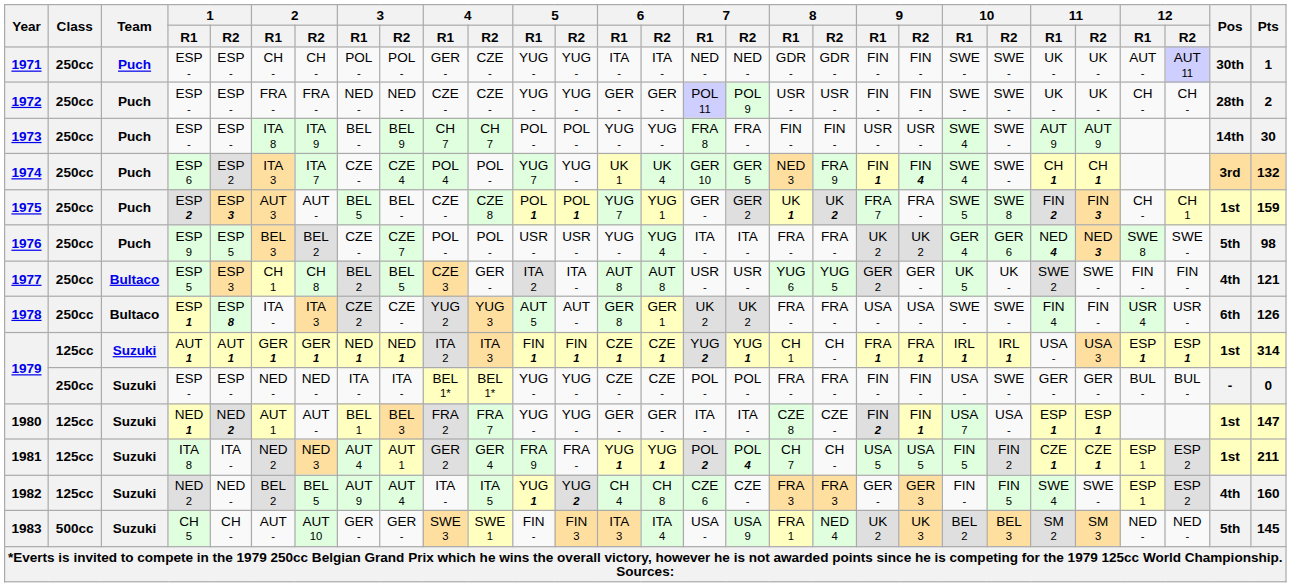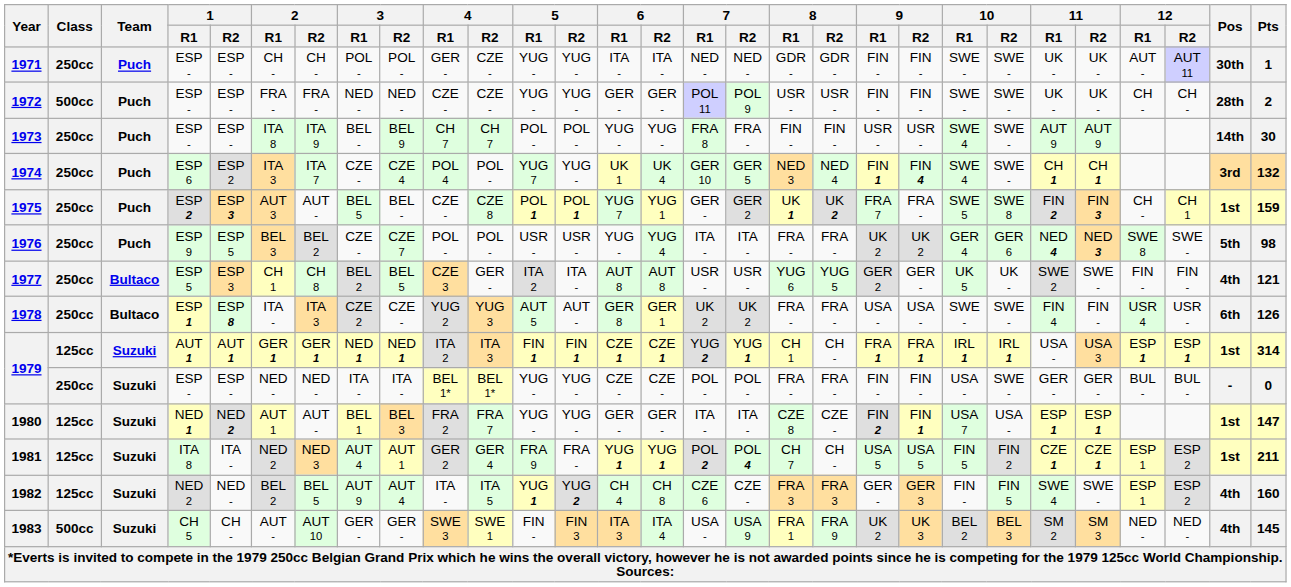(75, 101) 250cc -> (75, 101) 500cc
(835, 172) FRA 9 -> (835, 172) NED 4
(835, 528) NED 4 -> (835, 528) FRA 9
(1230, 528) 5th -> (1230, 528) 4th
